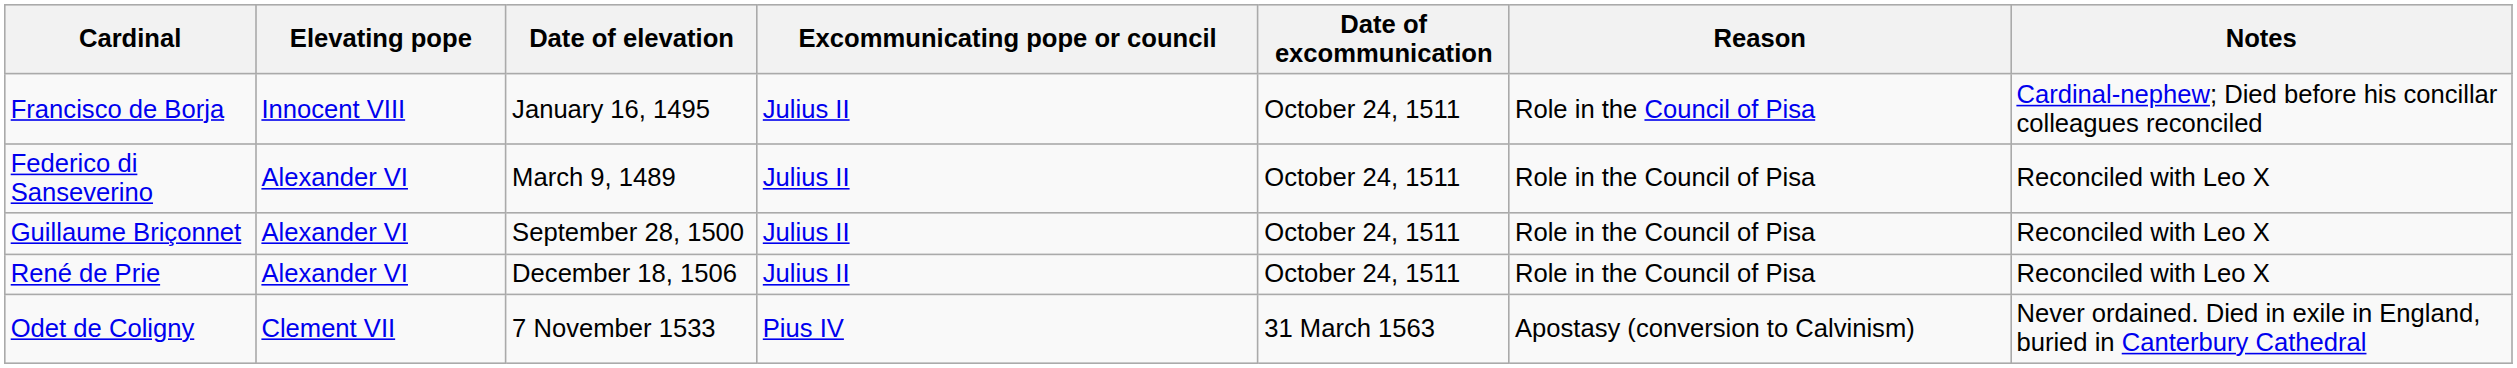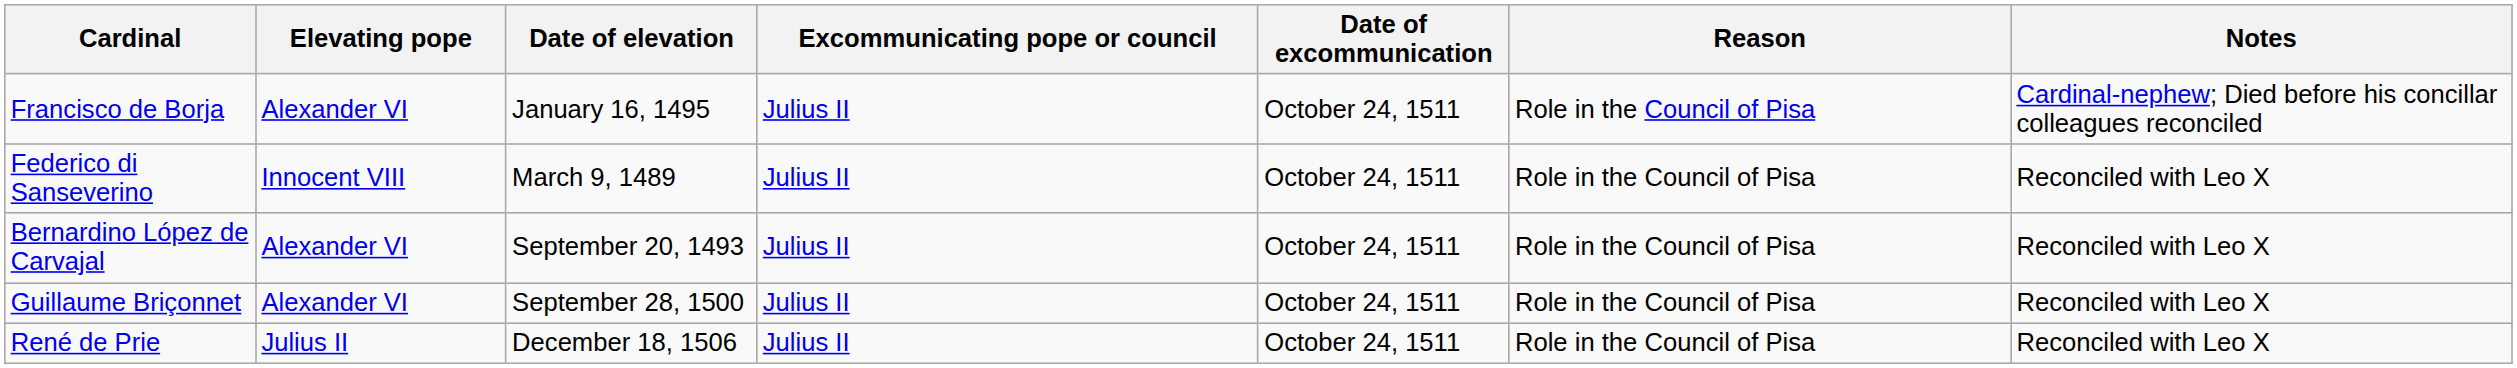(333, 108) Innocent VIII -> (335, 108) Alexander VI
(335, 178) Alexander VI -> (333, 178) Innocent VIII
+ row: (130, 247)
(335, 273) Alexander VI -> (305, 342) Julius II
- row: (102, 328)
